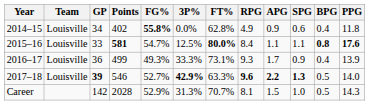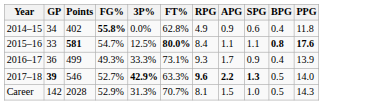- column: (67, 12)
